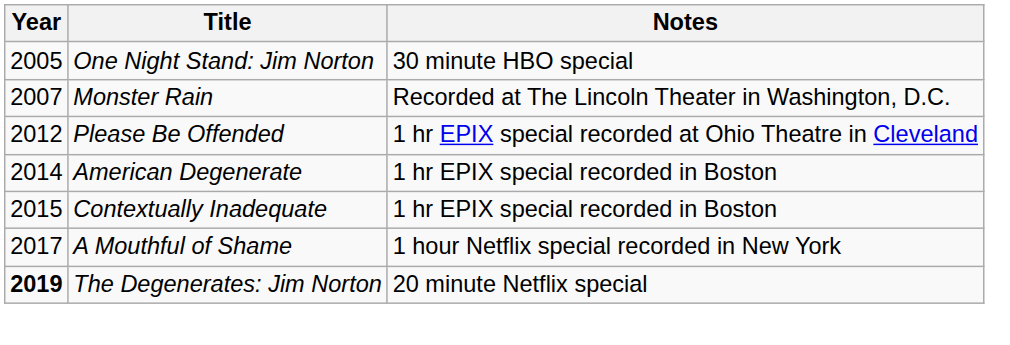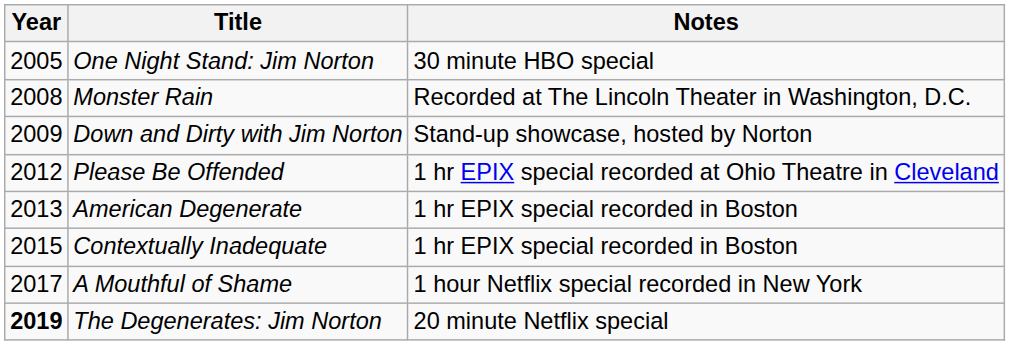(36, 97) 2007 -> (36, 97) 2008
+ row: (238, 135)
(36, 172) 2014 -> (36, 209) 2013
